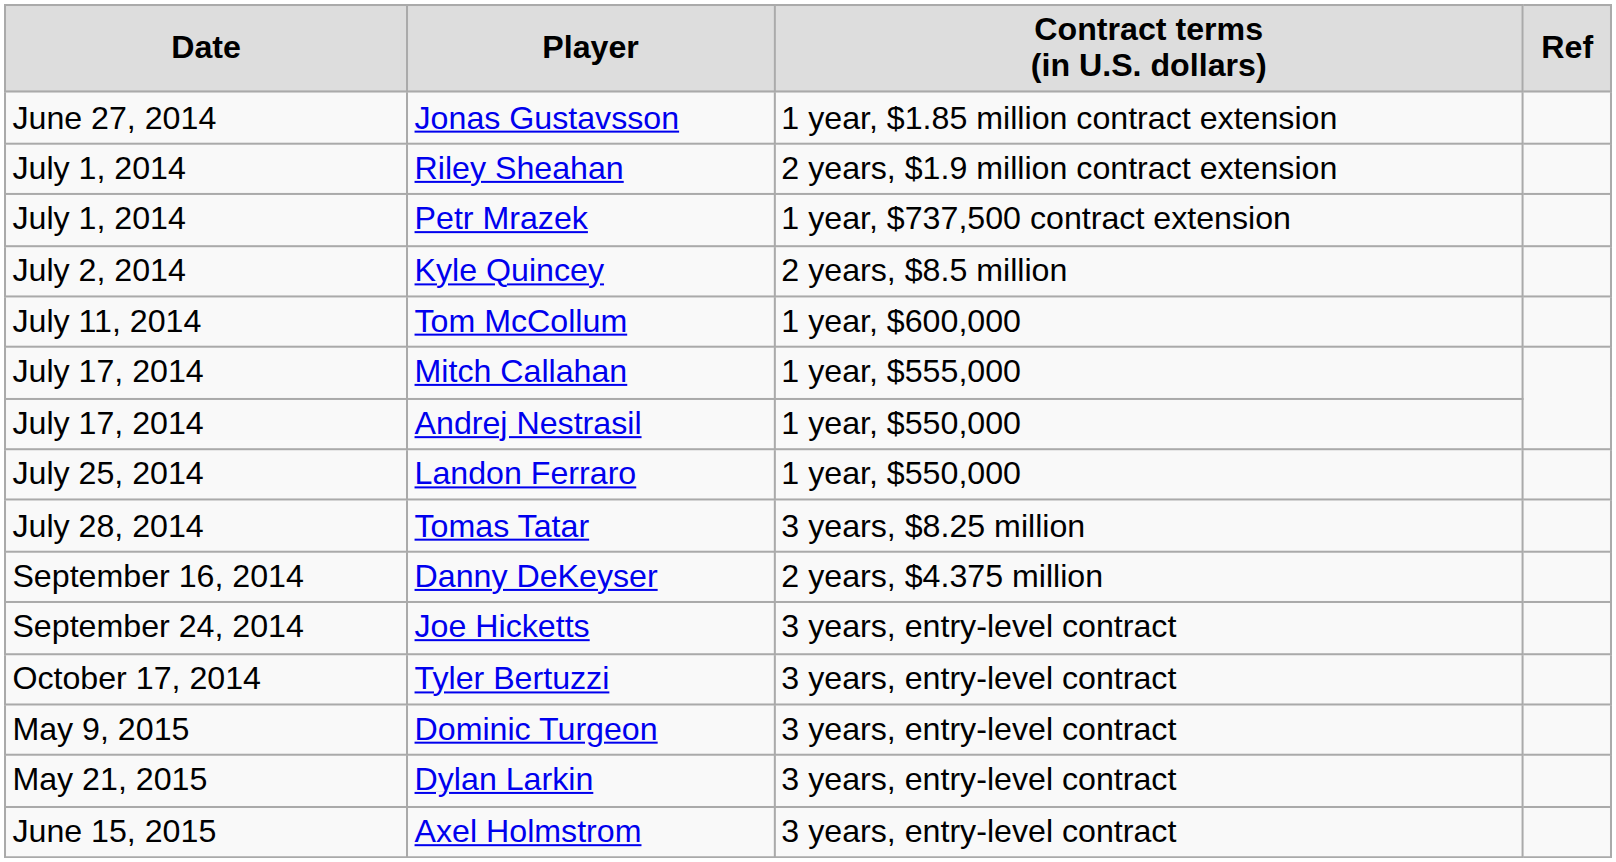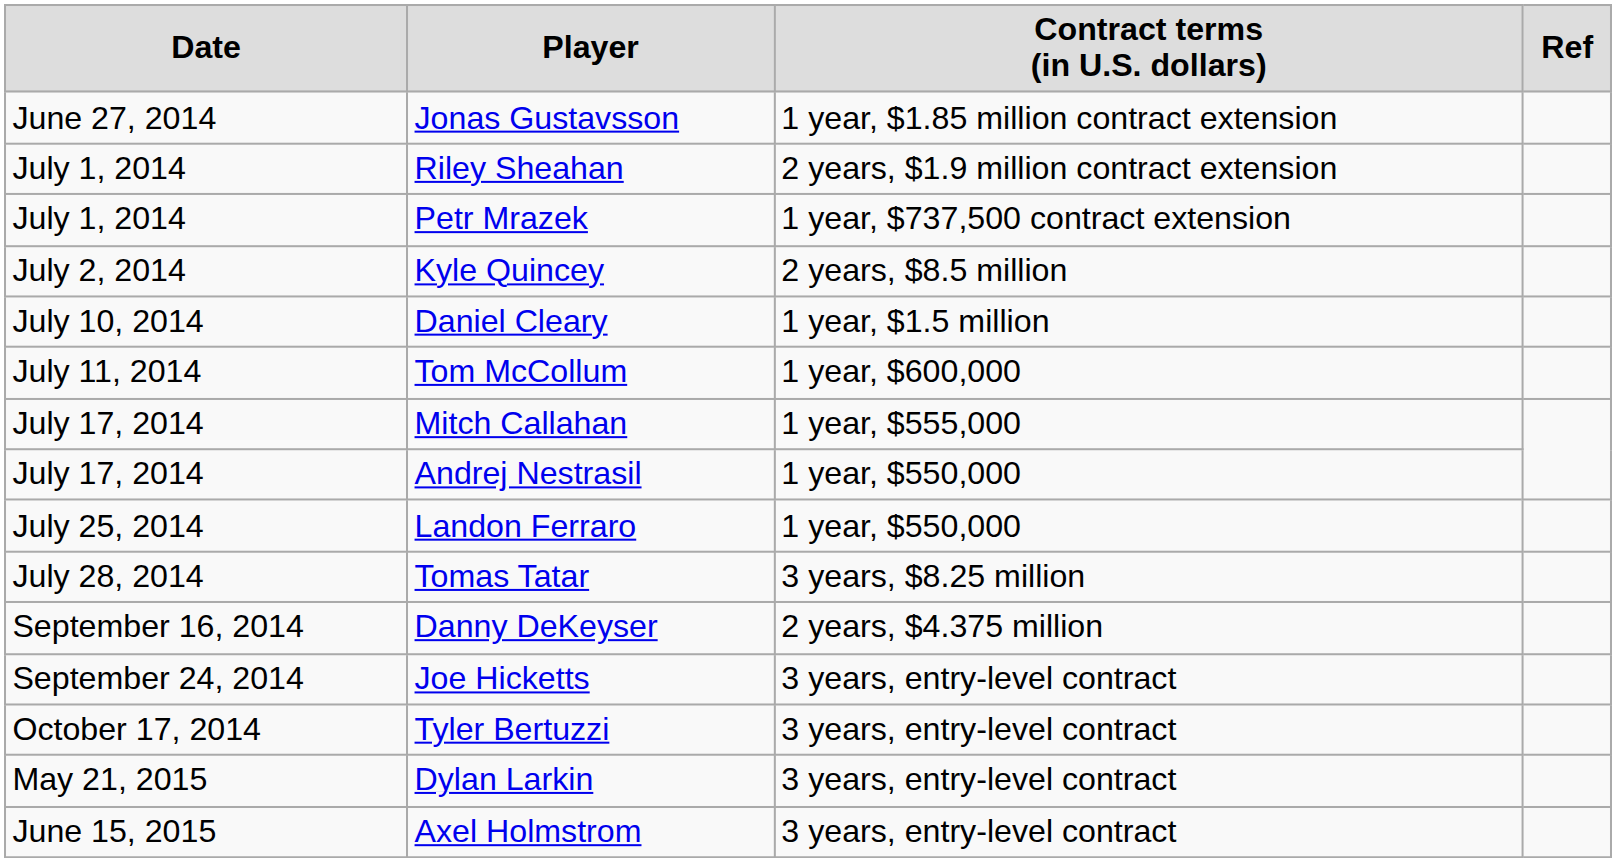+ row: (511, 321)
- row: (536, 729)
